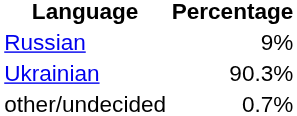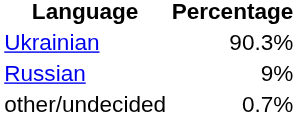rows swapped: (52, 73) <-> (45, 42)
